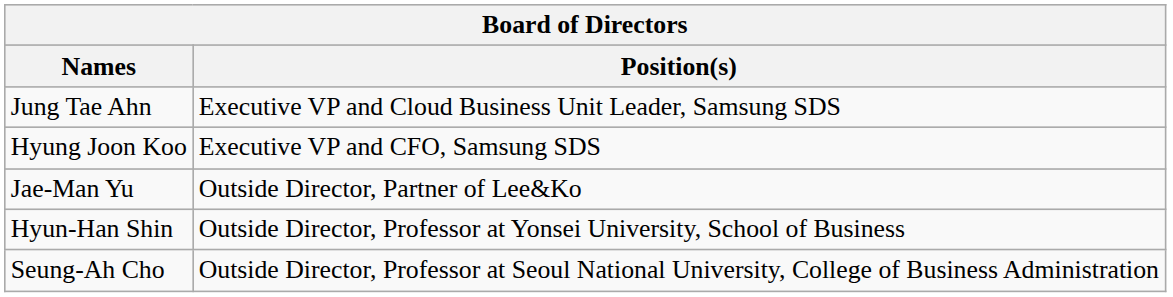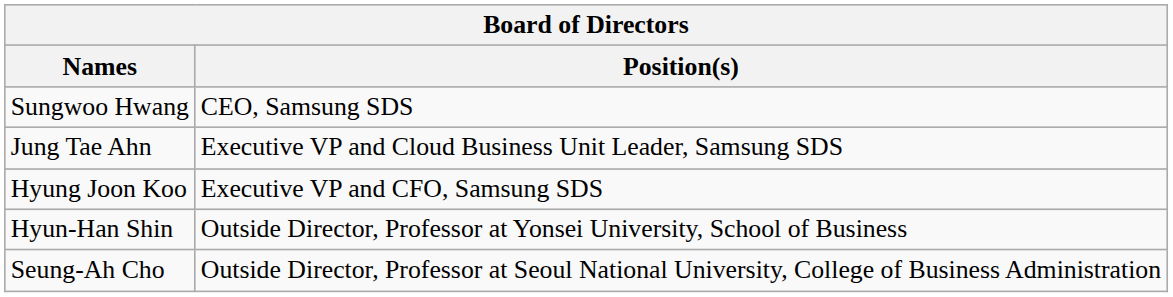+ row: (100, 106)
- row: (72, 188)
